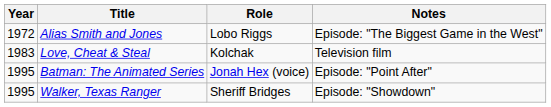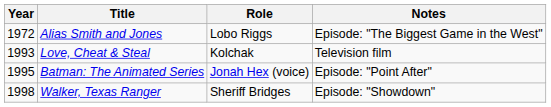(21, 53) 1983 -> (21, 53) 1993
(21, 92) 1995 -> (21, 92) 1998
